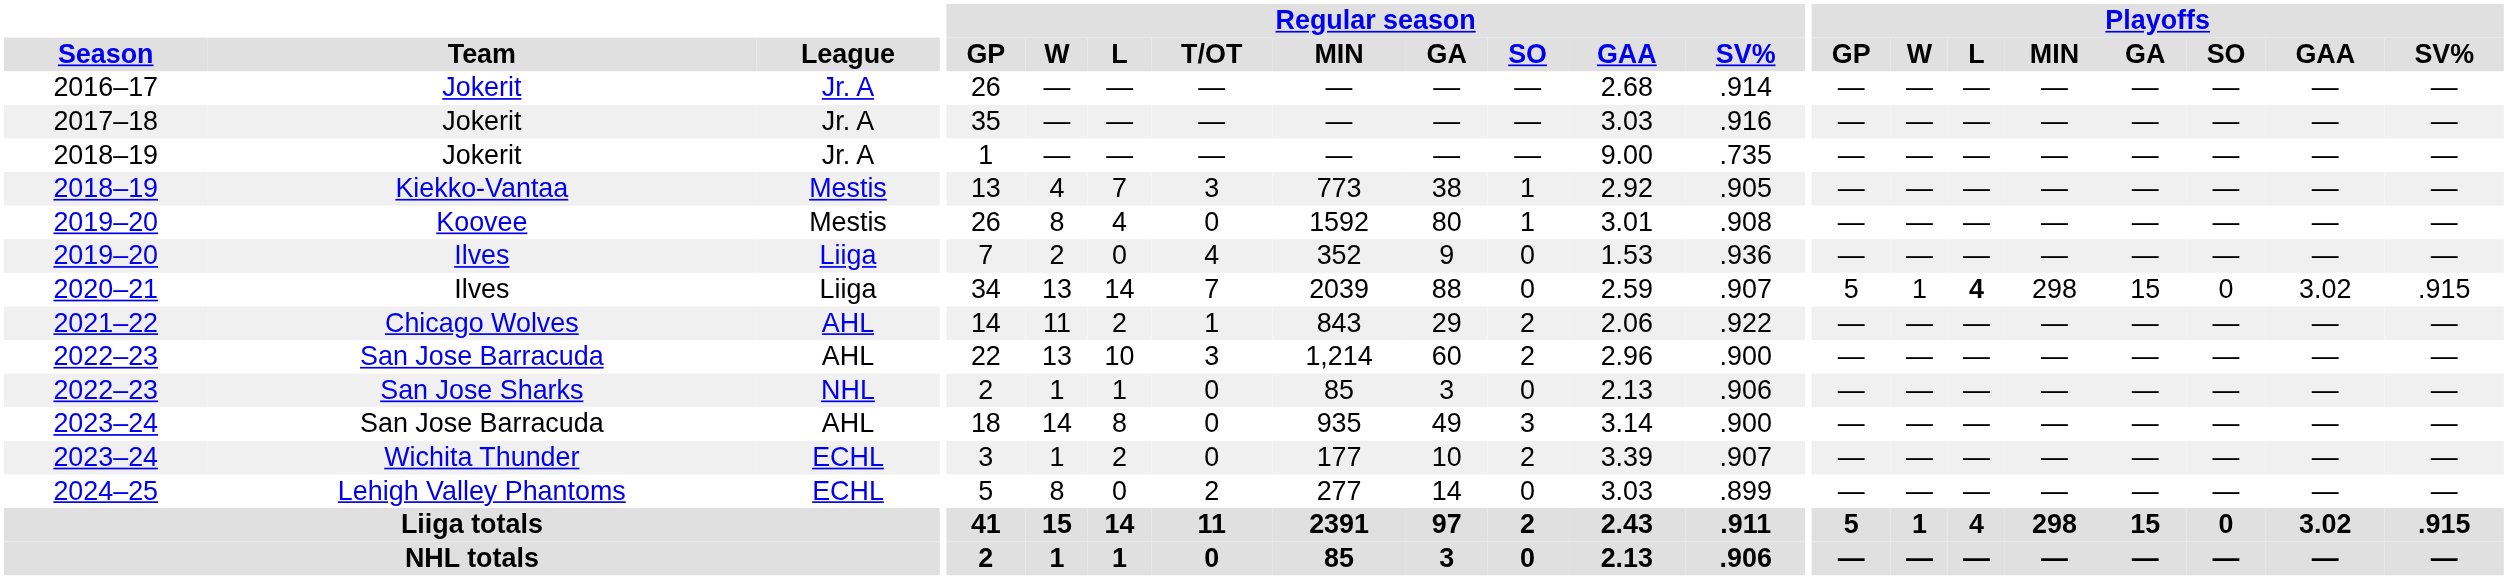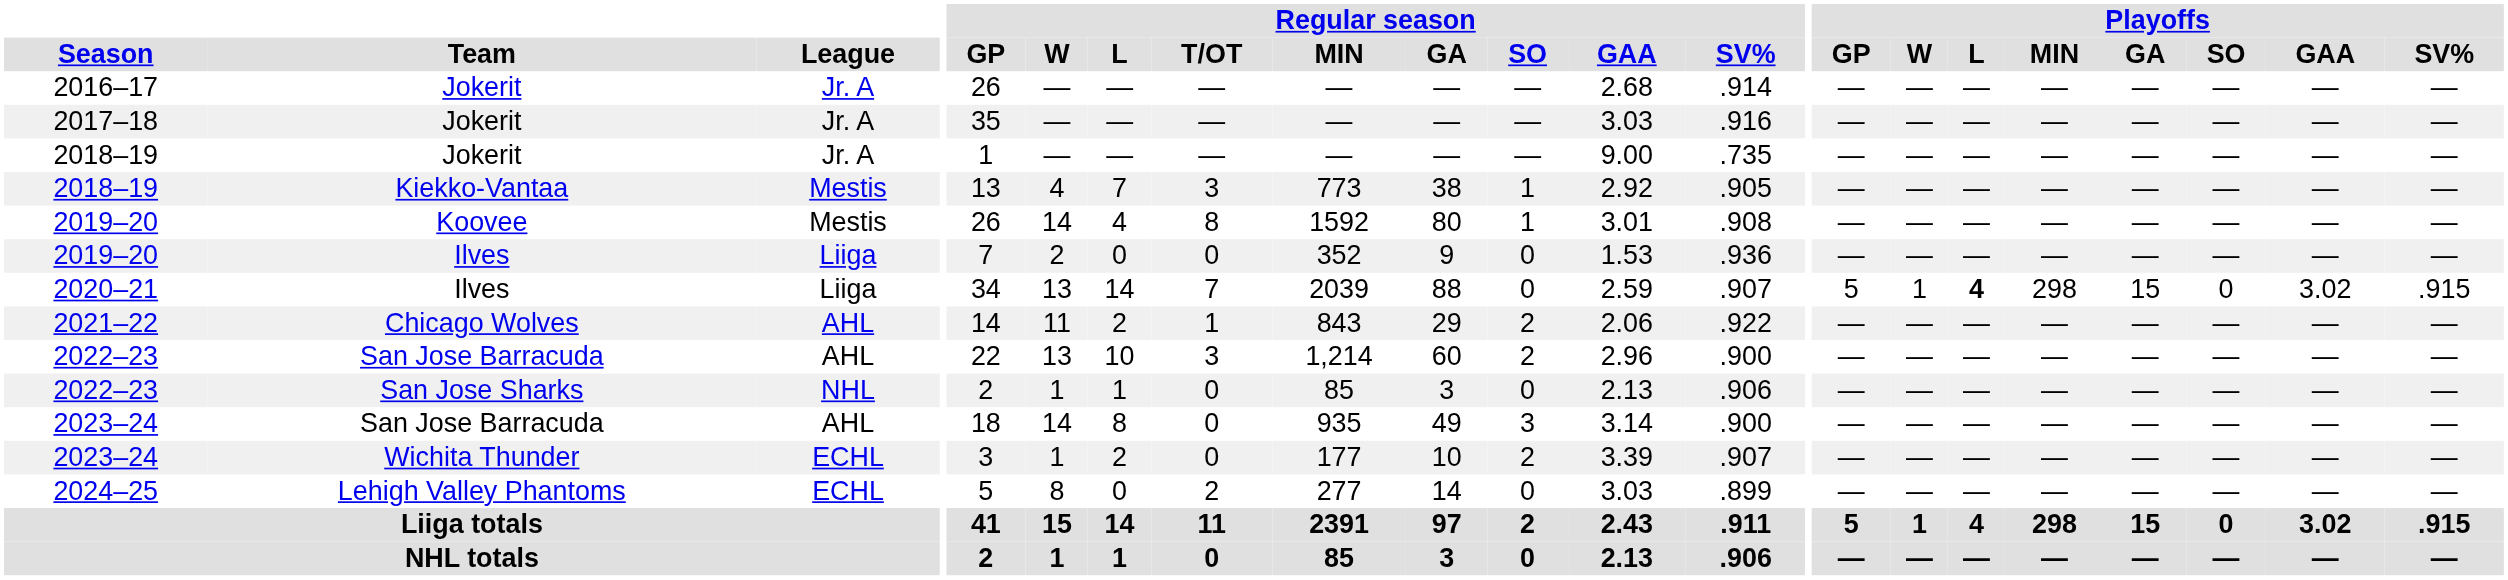(1057, 222) 8 -> (1057, 222) 14
(1212, 222) 0 -> (1212, 222) 8
(1212, 255) 4 -> (1212, 255) 0
